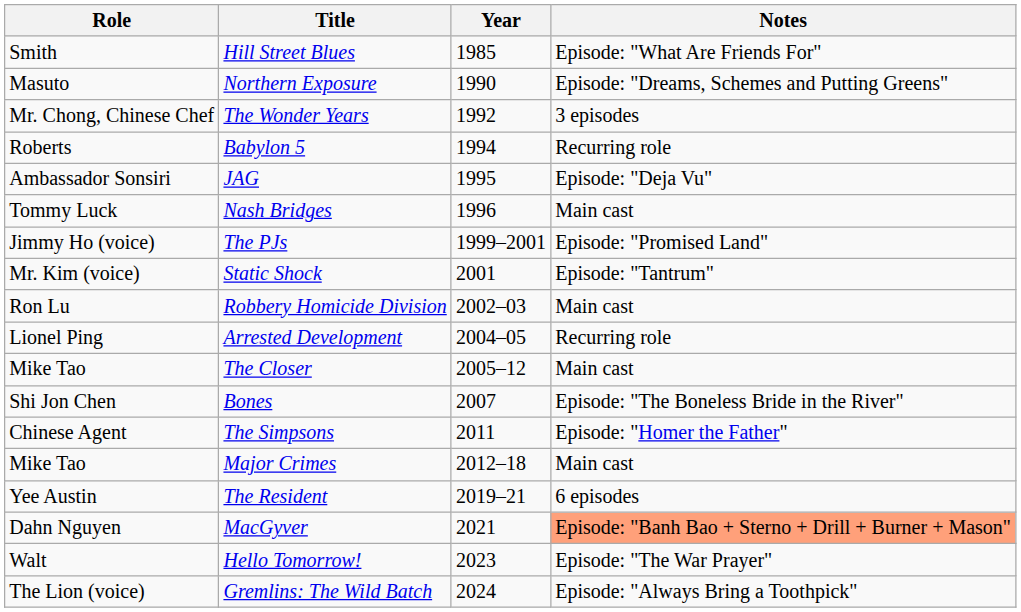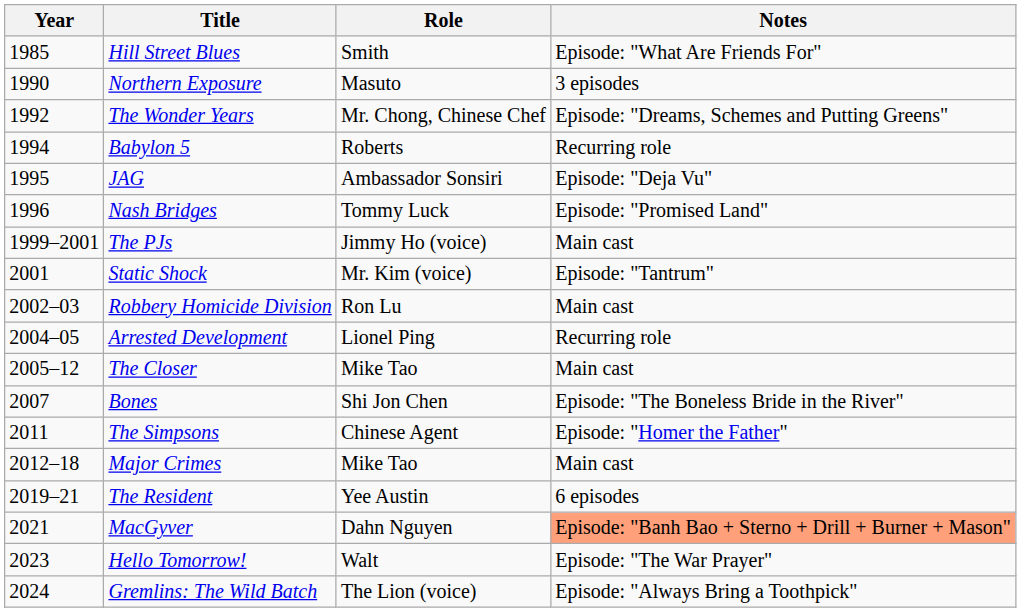columns swapped: (501, 20) <-> (112, 20)
(752, 83) Episode: "Dreams, Schemes and Putting Greens" -> (597, 83) 3 episodes
(597, 115) 3 episodes -> (752, 115) Episode: "Dreams, Schemes and Putting Greens"
(594, 210) Main cast -> (662, 210) Episode: "Promised Land"
(662, 242) Episode: "Promised Land" -> (594, 242) Main cast
